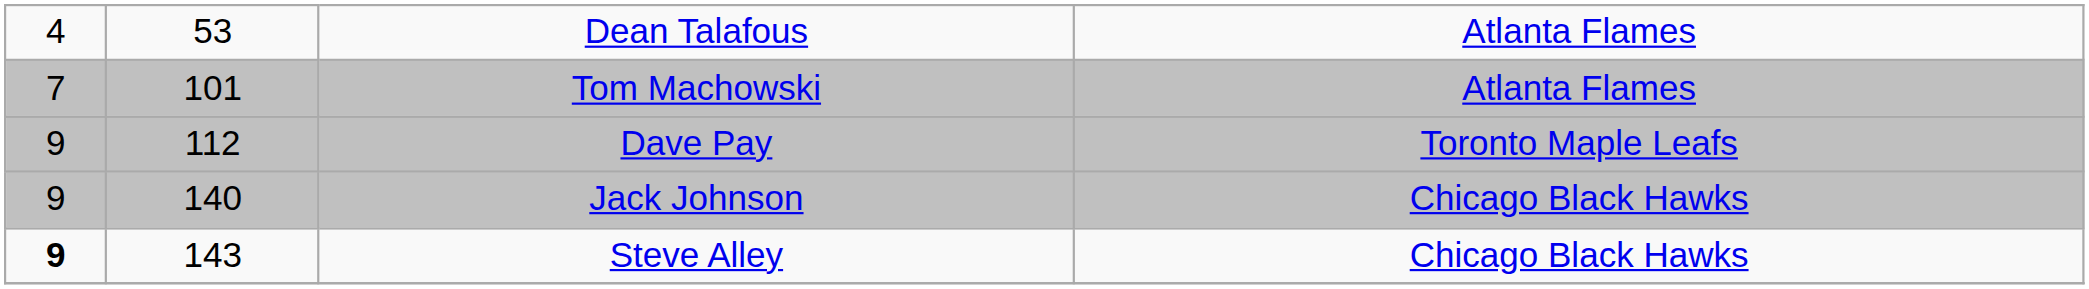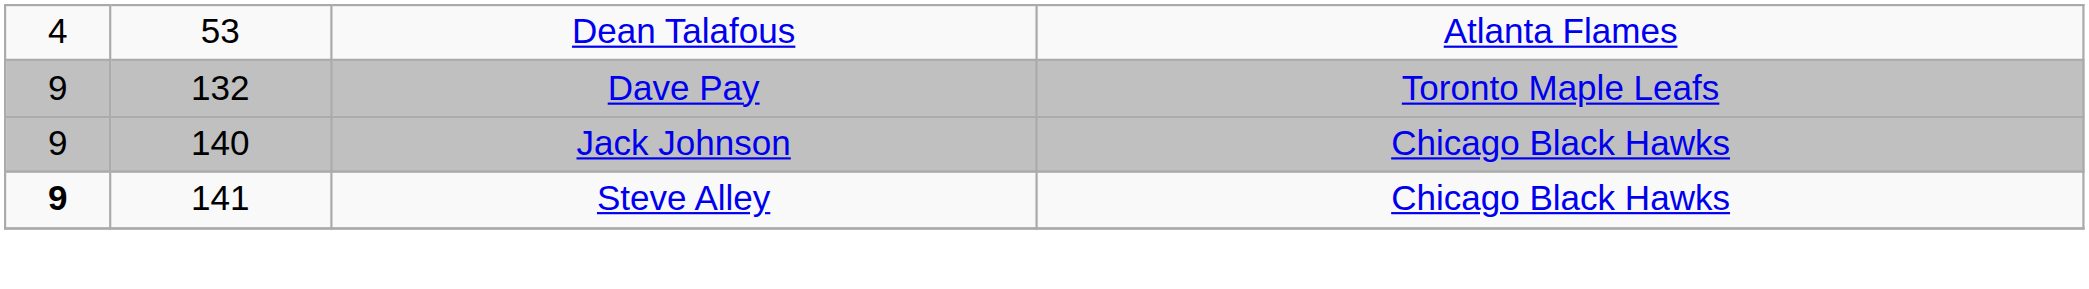- row: (696, 87)
(213, 143) 112 -> (220, 87) 132
(213, 254) 143 -> (220, 198) 141
